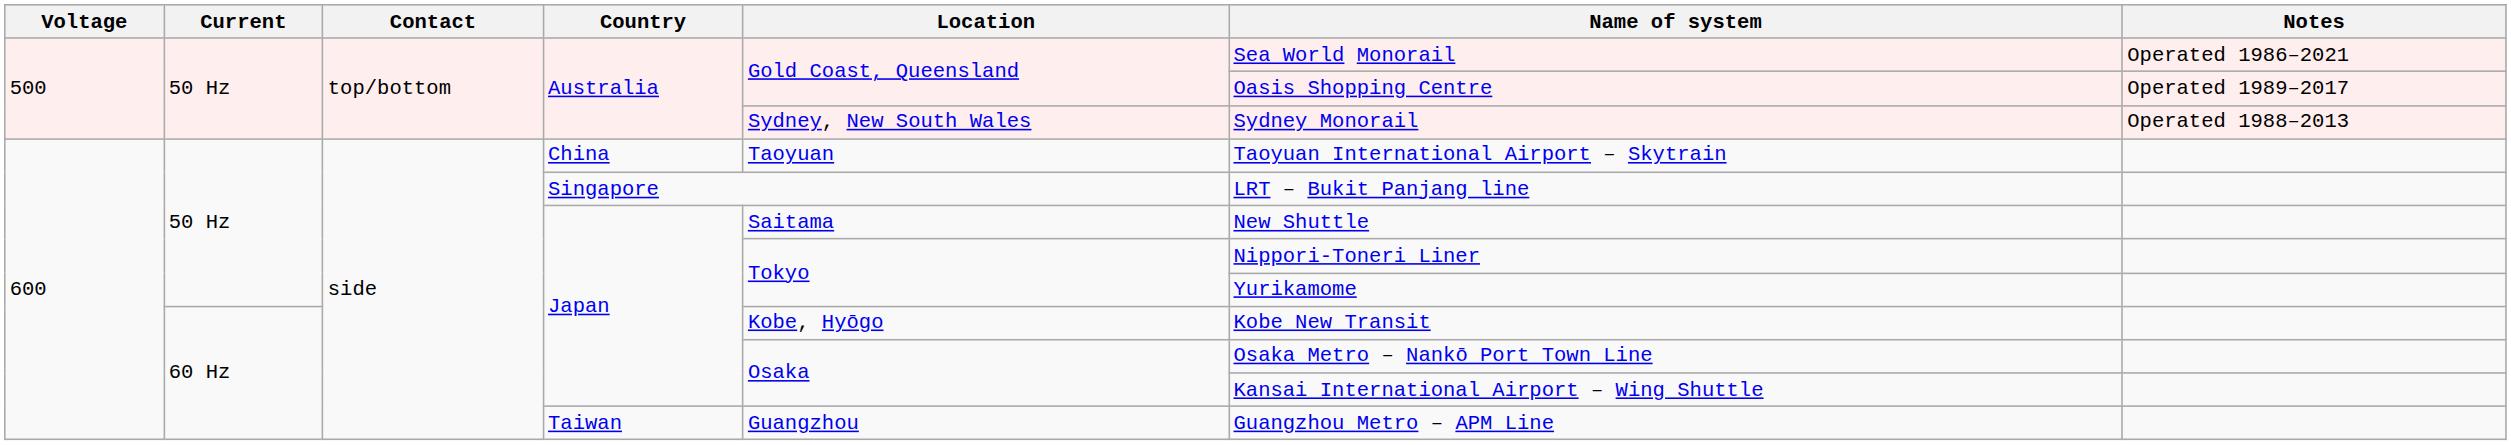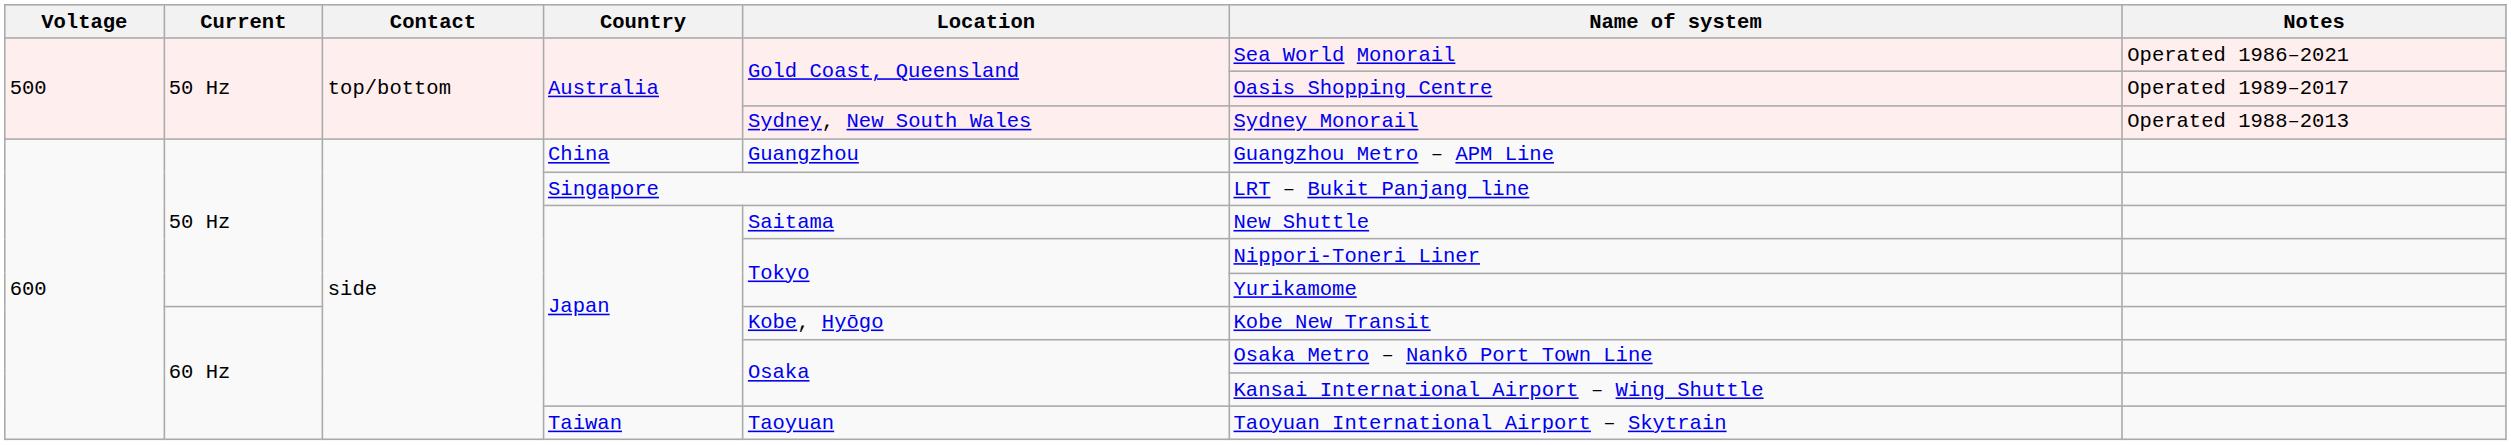(791, 155) Taoyuan -> (803, 155) Guangzhou
(1480, 155) Taoyuan International Airport – Skytrain -> (1394, 155) Guangzhou Metro – APM Line
(803, 423) Guangzhou -> (791, 423) Taoyuan
(1394, 423) Guangzhou Metro – APM Line -> (1480, 423) Taoyuan International Airport – Skytrain
